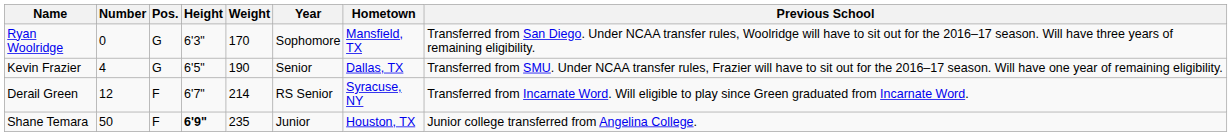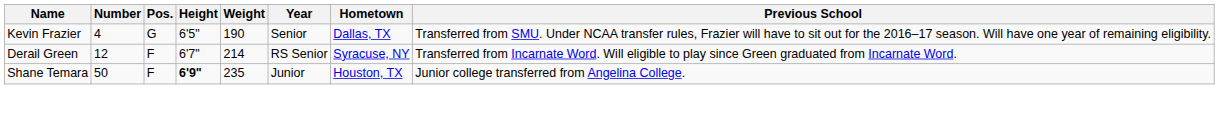- row: (35, 41)
